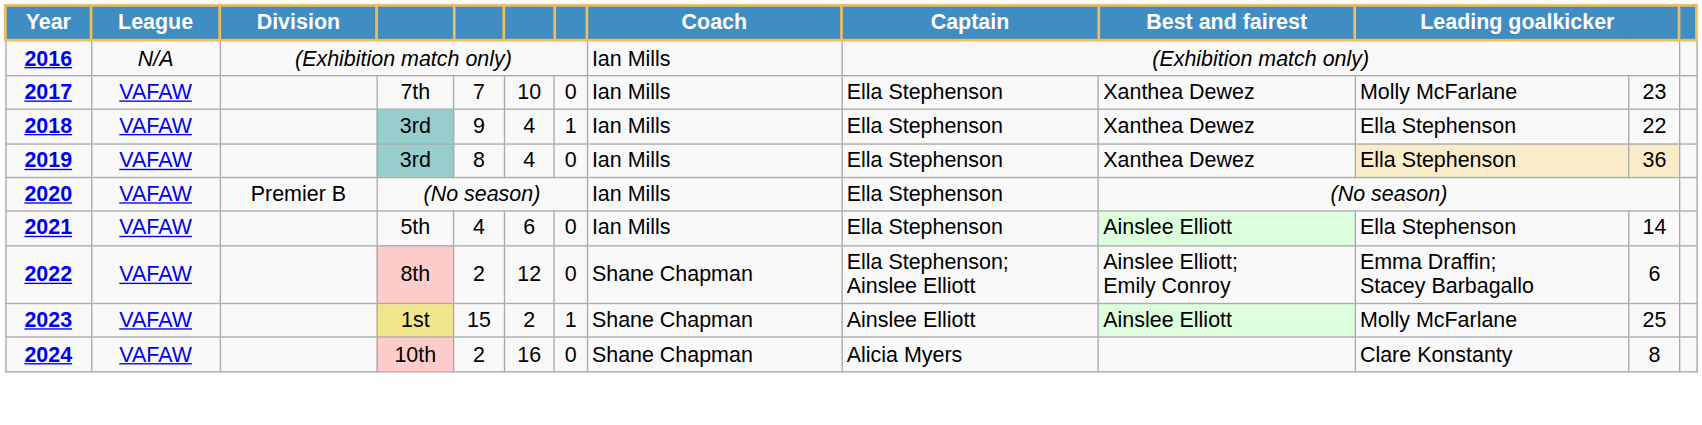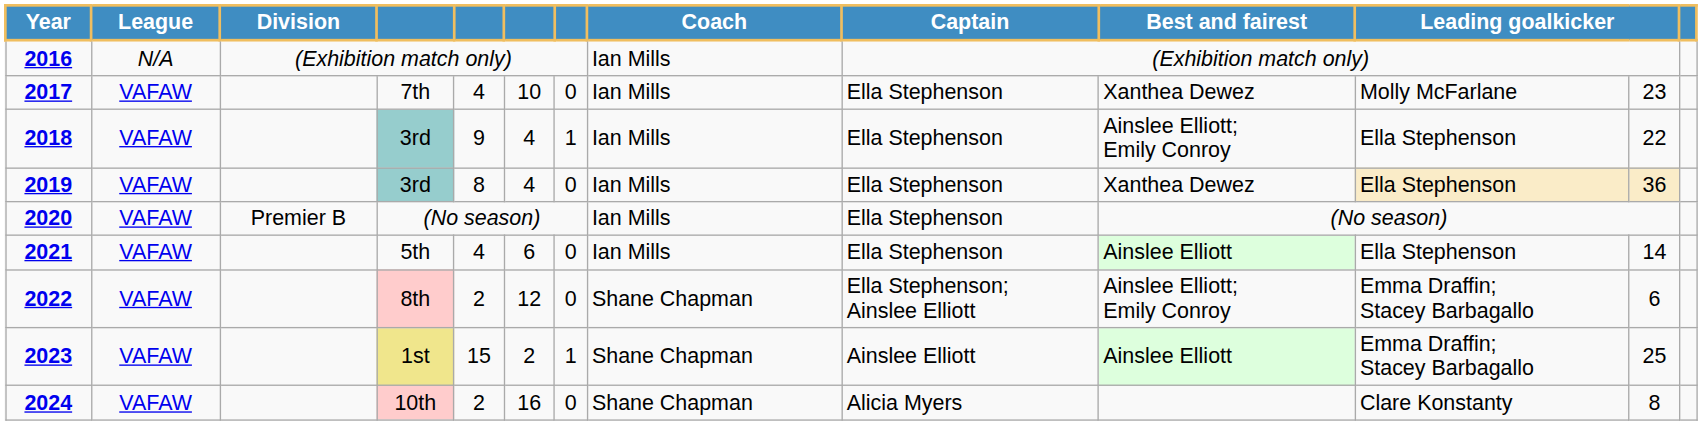(479, 92) 7 -> (479, 92) 4
(1179, 126) Xanthea Dewez -> (1171, 138) Ainslee Elliott; Emily Conroy
(1439, 320) Molly McFarlane -> (1447, 356) Emma Draffin; Stacey Barbagallo
